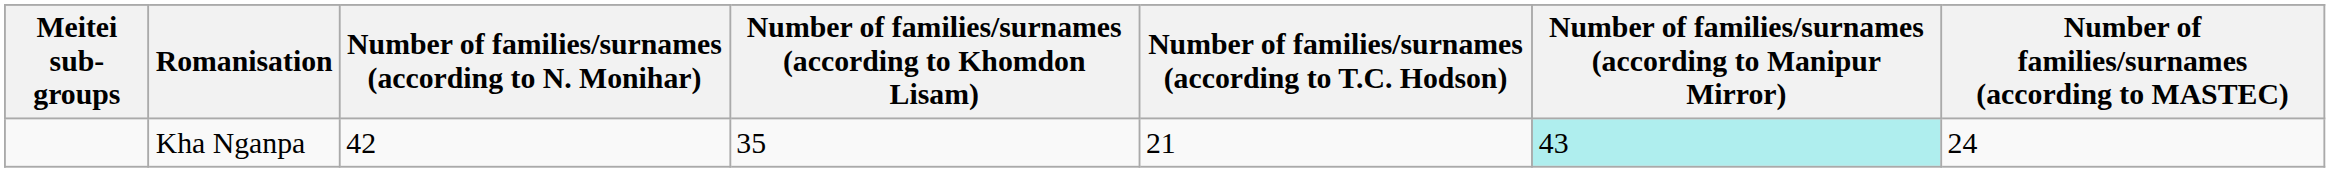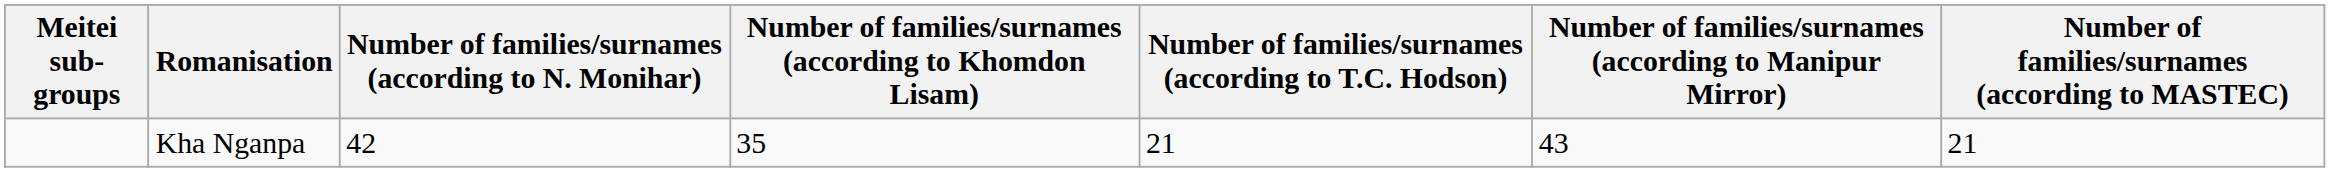(1554, 142) paleturquoise background -> (1554, 142) no background
(1962, 142) 24 -> (1962, 142) 21
